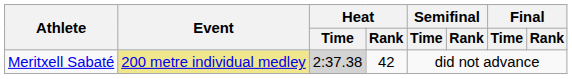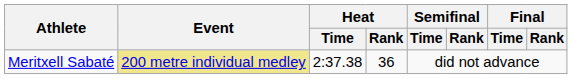(337, 62) lightgrey background -> (337, 62) no background
(386, 62) 42 -> (386, 62) 36
